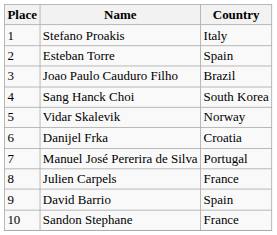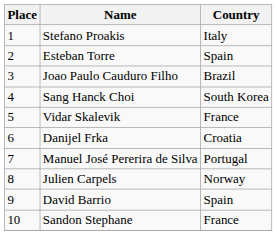(224, 117) Norway -> (221, 117) France
(221, 179) France -> (224, 179) Norway
